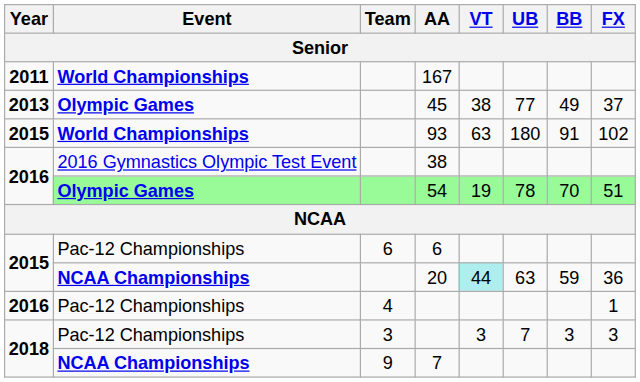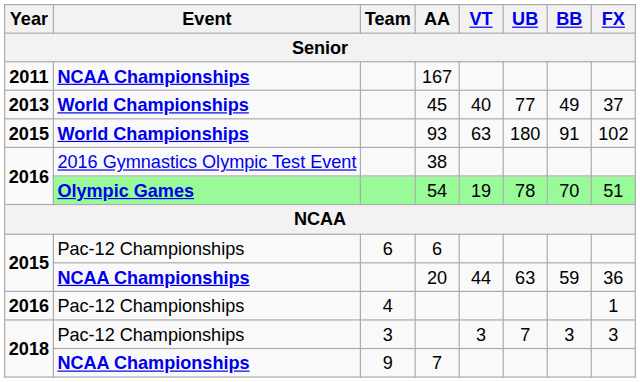(153, 76) World Championships -> (153, 76) NCAA Championships
(126, 105) Olympic Games -> (153, 105) World Championships
(481, 105) 38 -> (481, 105) 40
(481, 277) paleturquoise background -> (481, 277) no background
